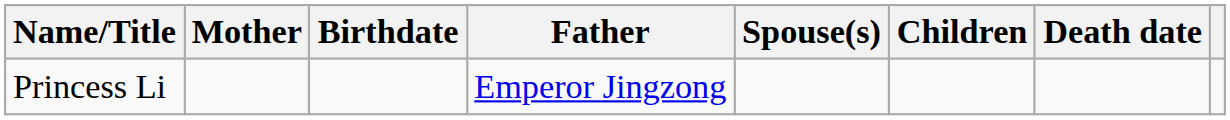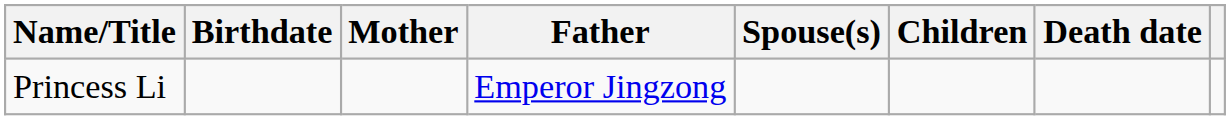columns swapped: (388, 31) <-> (247, 31)
